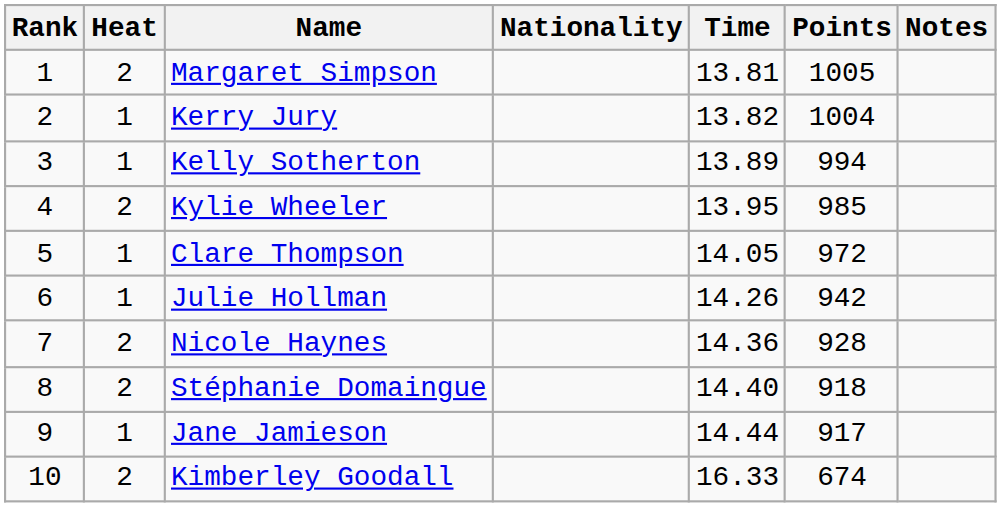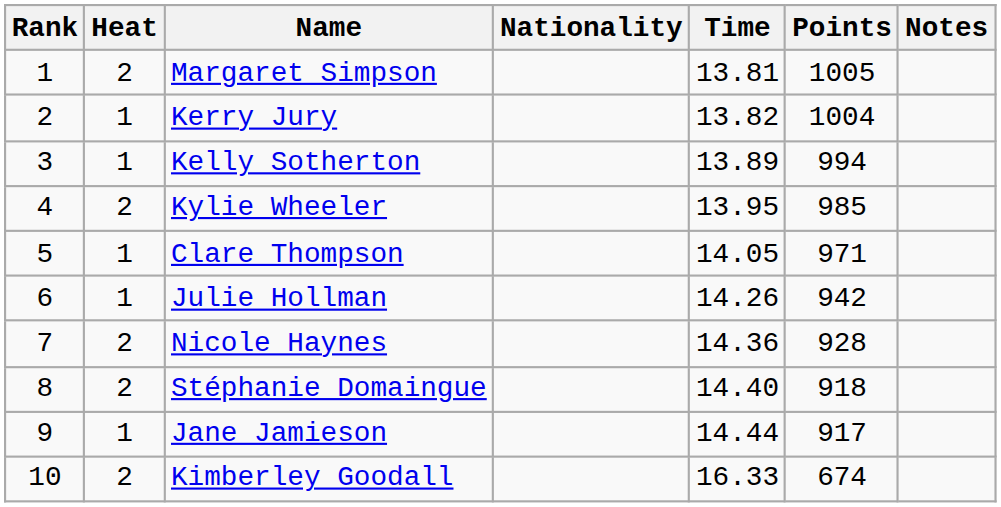(842, 253) 972 -> (842, 253) 971
